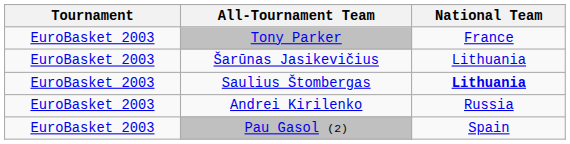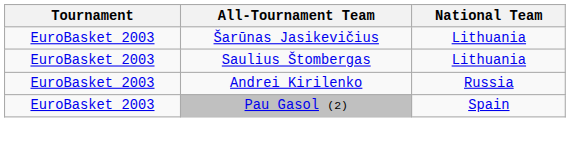- row: (296, 38)
(489, 83) bold -> (489, 61) normal
